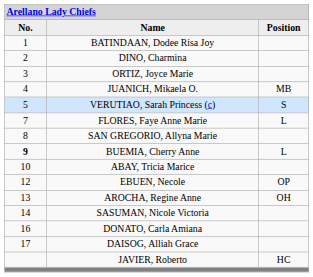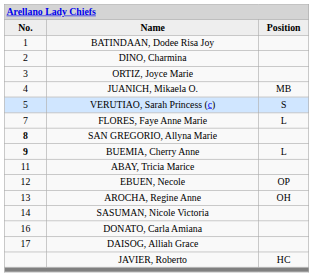(25, 136) normal -> (25, 136) bold
(25, 167) 10 -> (25, 167) 11
